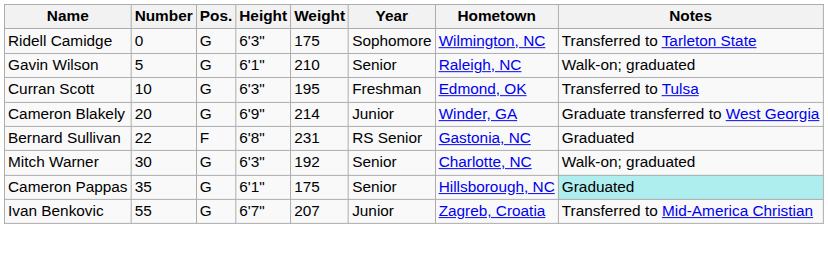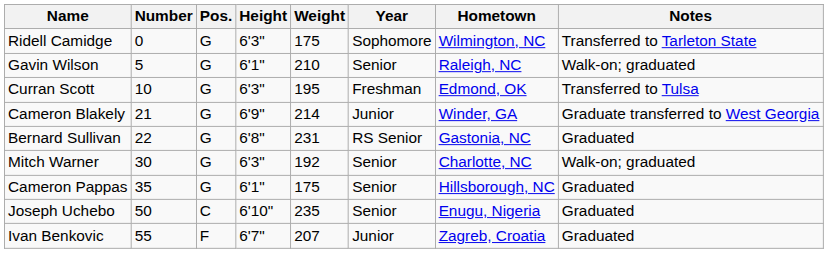(143, 114) 20 -> (143, 114) 21
(204, 138) F -> (206, 138) G
(598, 187) paleturquoise background -> (598, 187) no background
+ row: (61, 211)
(206, 211) G -> (204, 235) F
(687, 211) Transferred to Mid-America Christian -> (598, 235) Graduated
